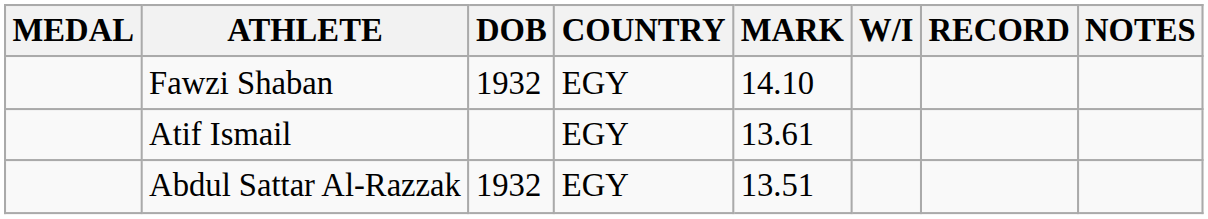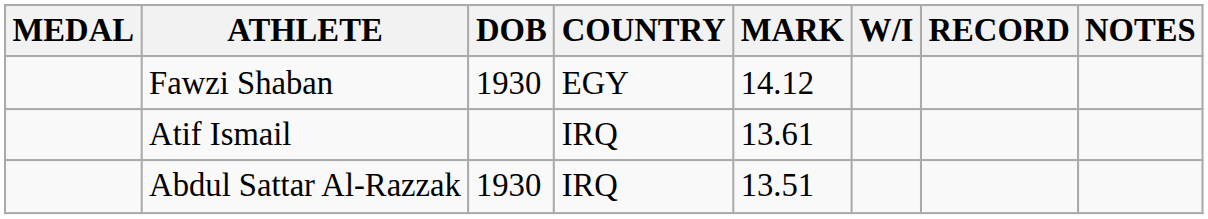(509, 82) 1932 -> (509, 82) 1930
(777, 82) 14.10 -> (777, 82) 14.12
(595, 133) EGY -> (590, 133) IRQ
(509, 185) 1932 -> (509, 185) 1930
(595, 185) EGY -> (590, 185) IRQ
